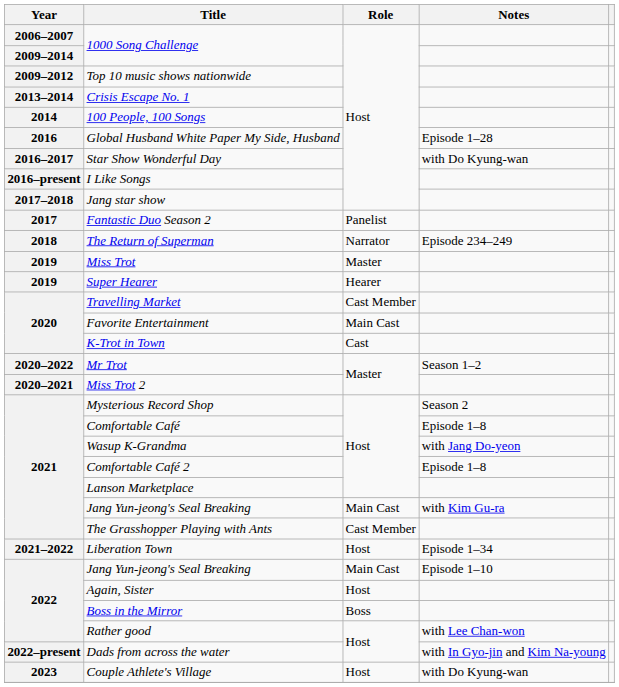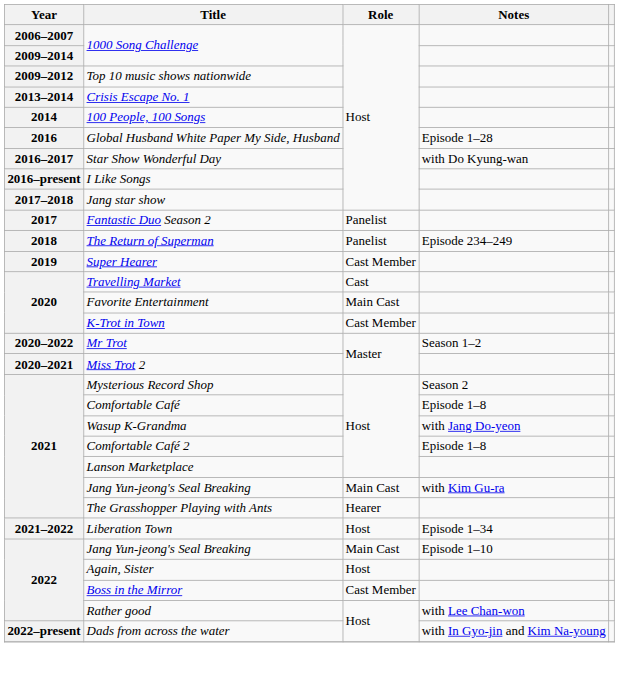(368, 240) Narrator -> (366, 240) Panelist
- row: (44, 261)
(363, 281) Hearer -> (381, 261) Cast Member
(381, 302) Cast Member -> (357, 281) Cast
(357, 343) Cast -> (381, 323) Cast Member
(381, 528) Cast Member -> (363, 508) Hearer
(358, 610) Boss -> (381, 590) Cast Member
- row: (44, 672)
